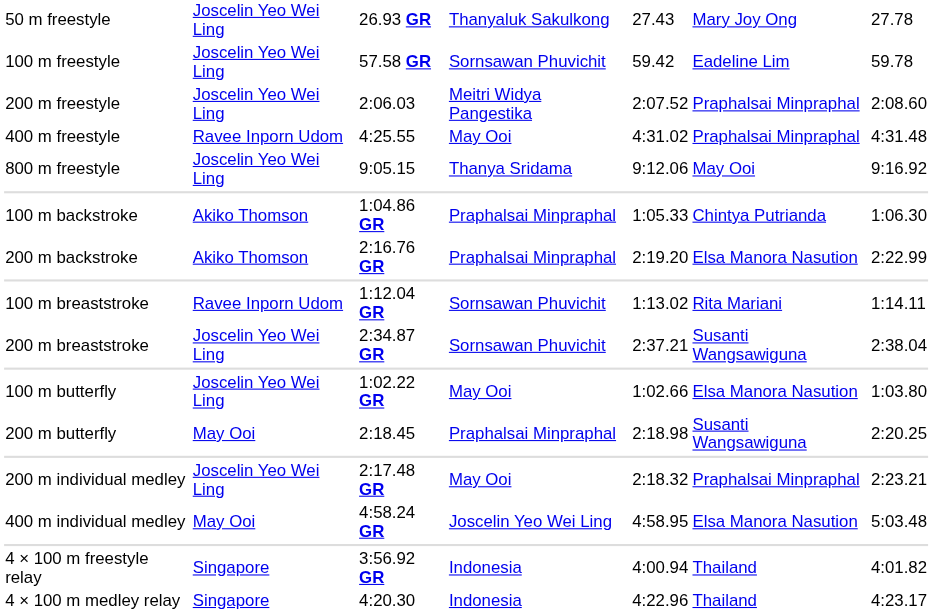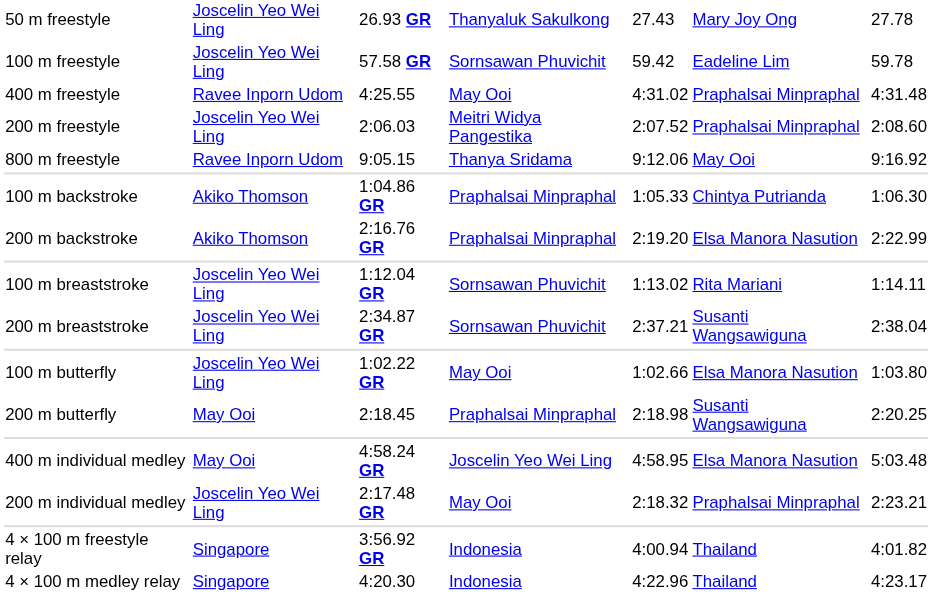rows swapped: (63, 104) <-> (63, 136)
(256, 169) Joscelin Yeo Wei Ling -> (268, 159) Ravee Inporn Udom
(268, 303) Ravee Inporn Udom -> (256, 284) Joscelin Yeo Wei Ling
rows swapped: (95, 479) <-> (95, 521)
